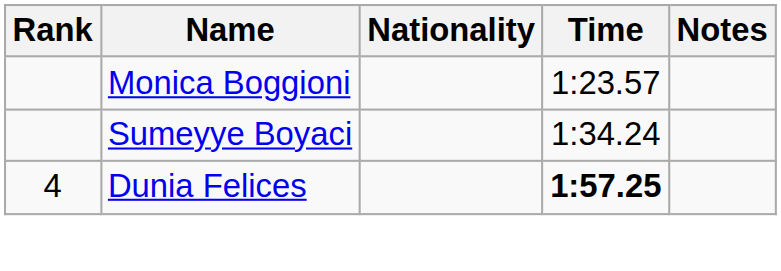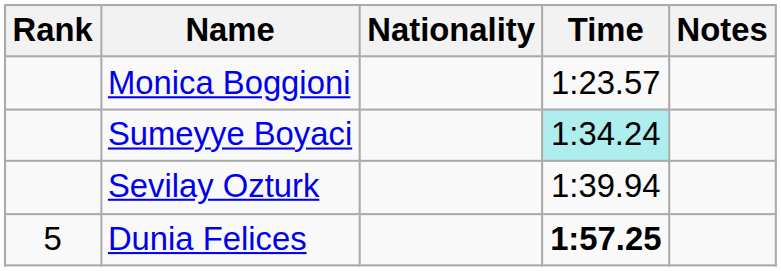(606, 134) no background -> (606, 134) paleturquoise background
+ row: (214, 186)
(53, 186) 4 -> (53, 238) 5
